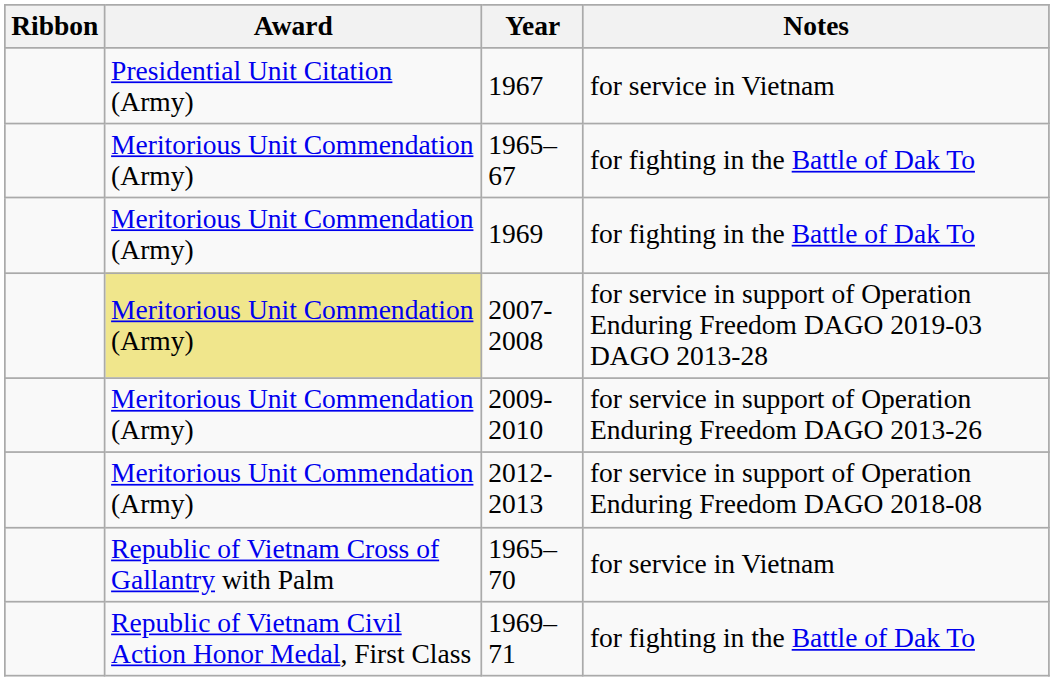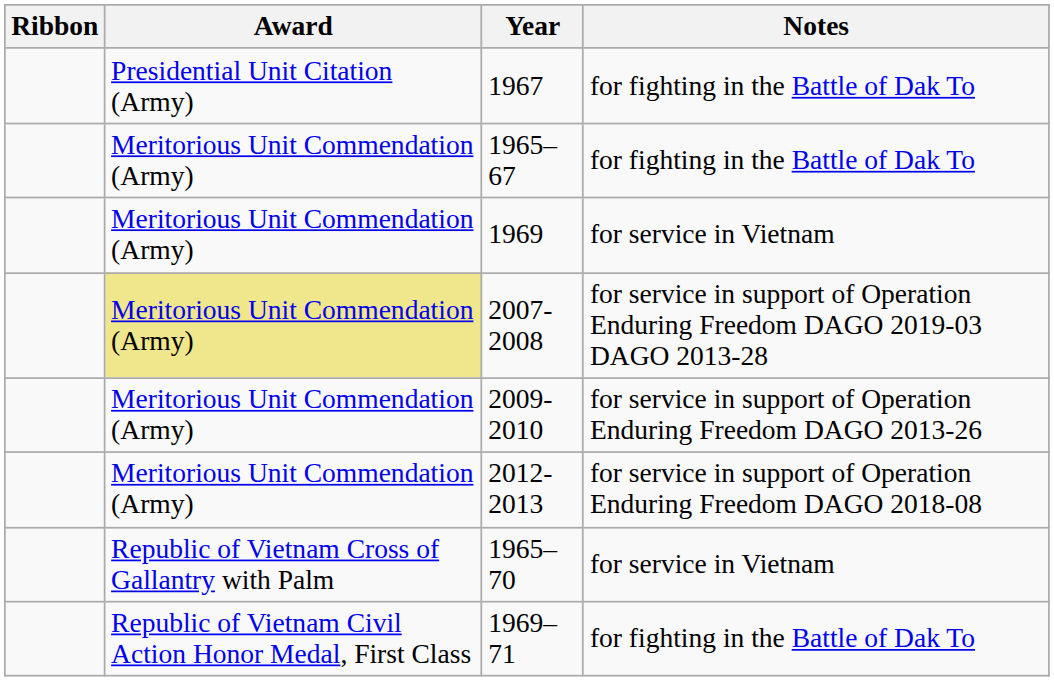(712, 85) for service in Vietnam -> (782, 85) for fighting in the Battle of Dak To
(782, 234) for fighting in the Battle of Dak To -> (712, 234) for service in Vietnam
